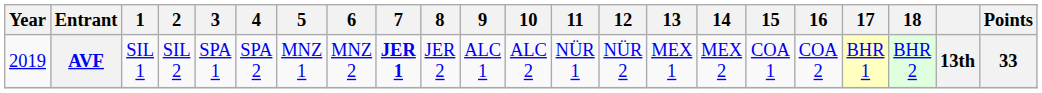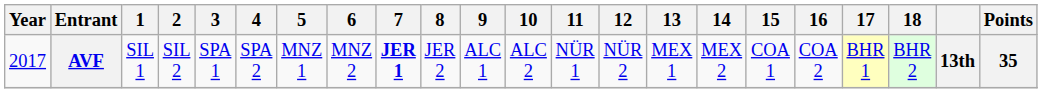(28, 60) 2019 -> (28, 60) 2017
(1008, 60) 33 -> (1008, 60) 35
